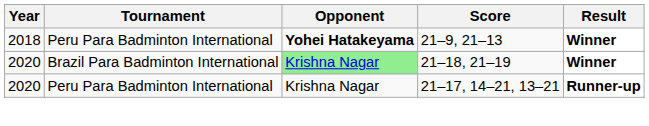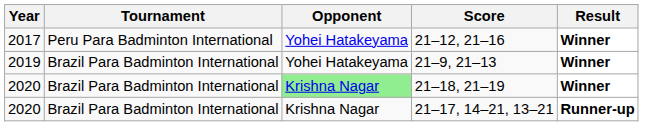+ row: (460, 40)
(24, 40) 2018 -> (24, 63) 2019
(160, 40) Peru Para Badminton International -> (163, 63) Brazil Para Badminton International
(350, 40) bold -> (347, 63) normal
(160, 86) Peru Para Badminton International -> (163, 109) Brazil Para Badminton International
